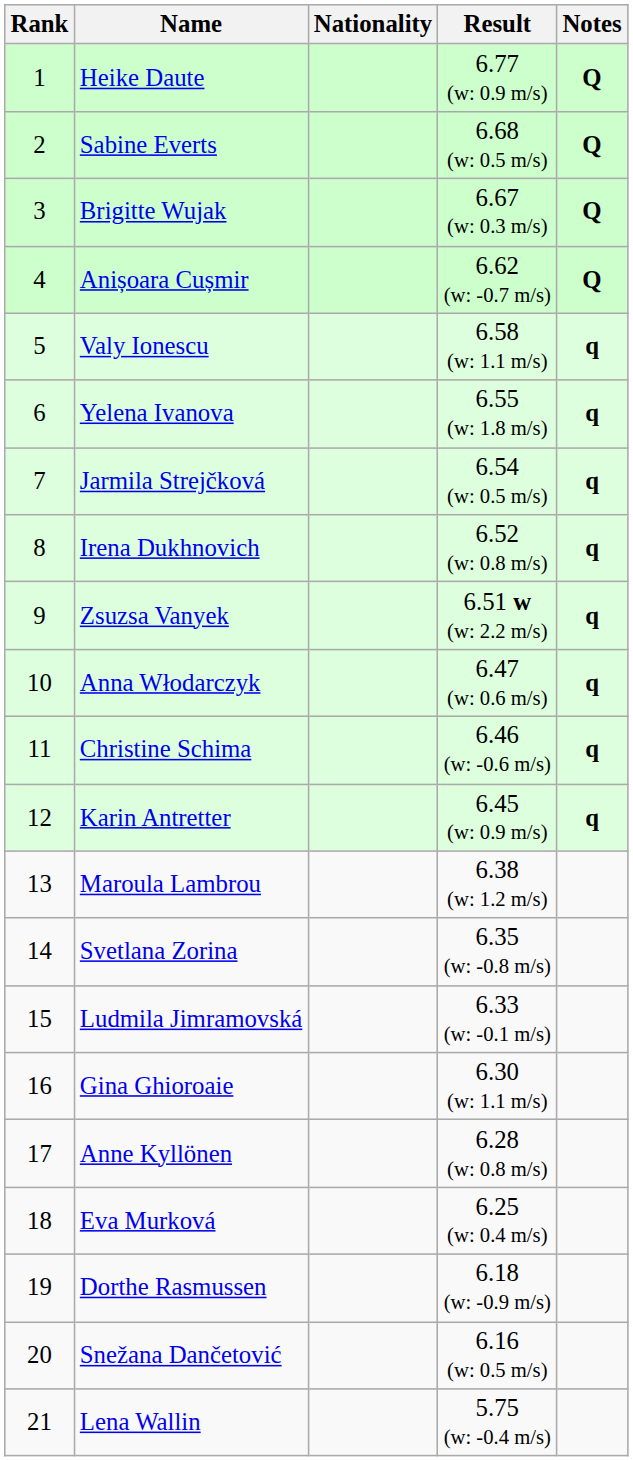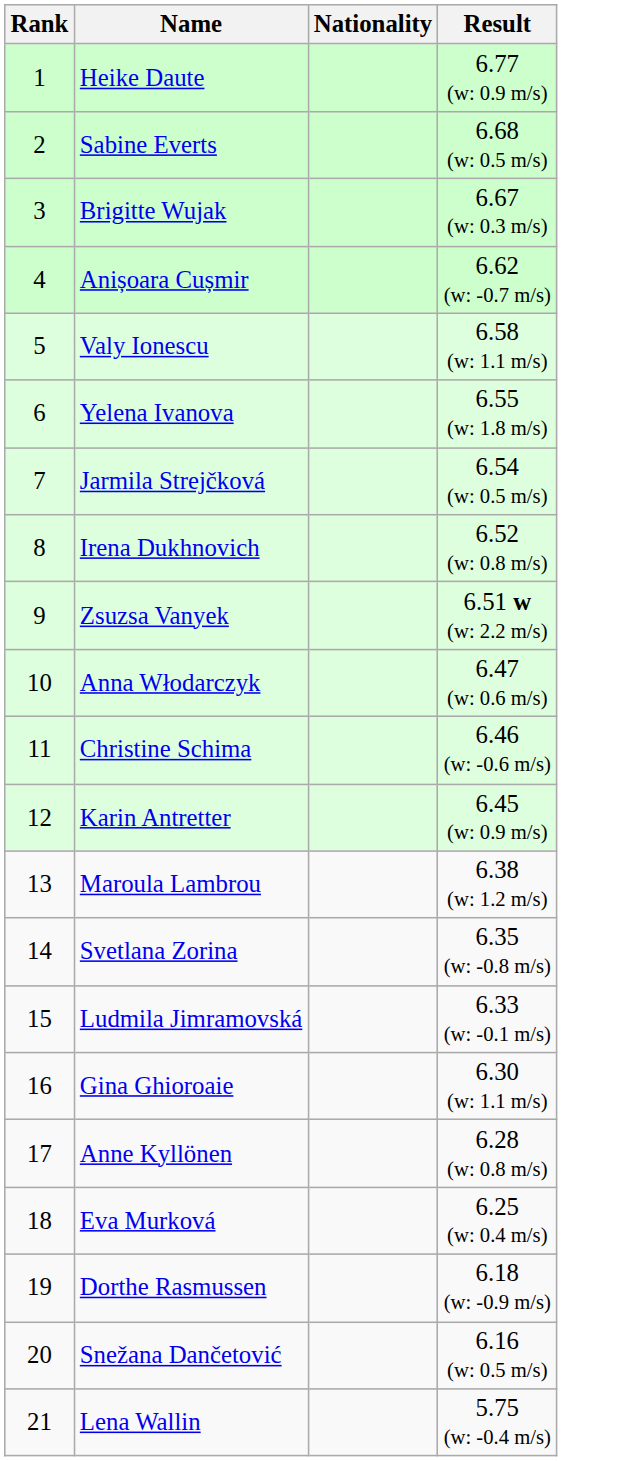- column: (592, 24)
